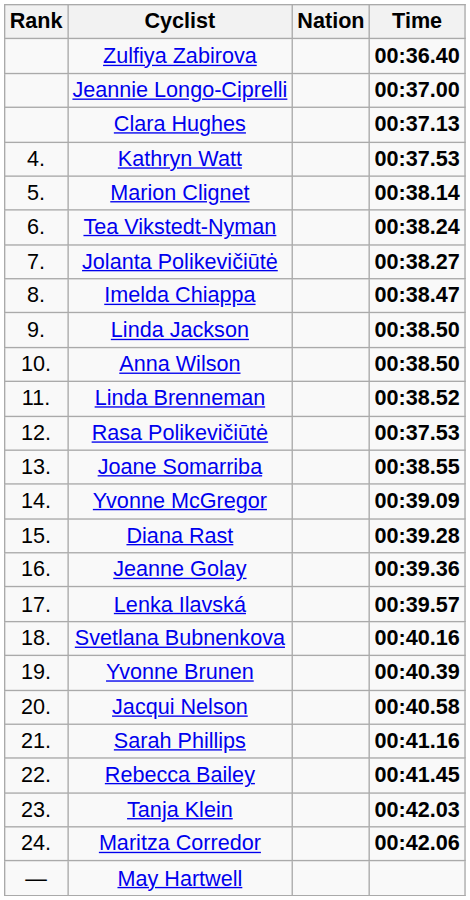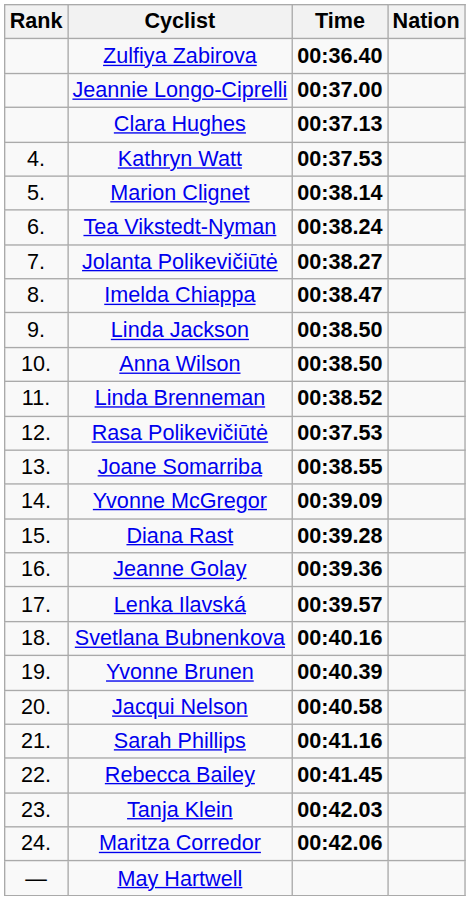columns swapped: (331, 21) <-> (417, 21)
